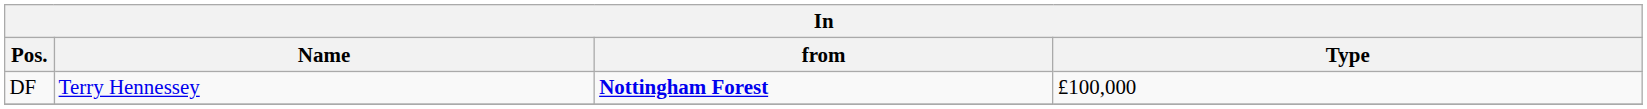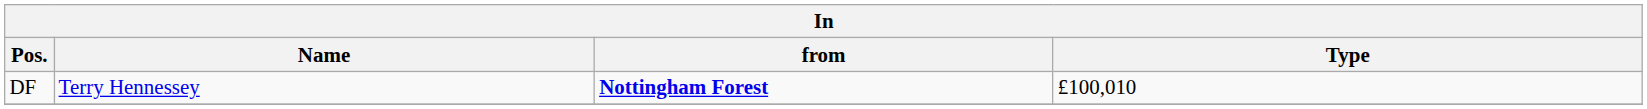(1097, 87) £100,000 -> (1097, 87) £100,010
